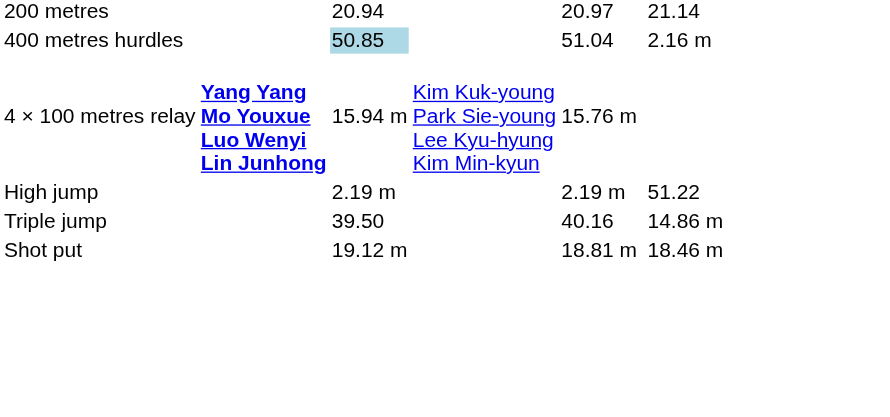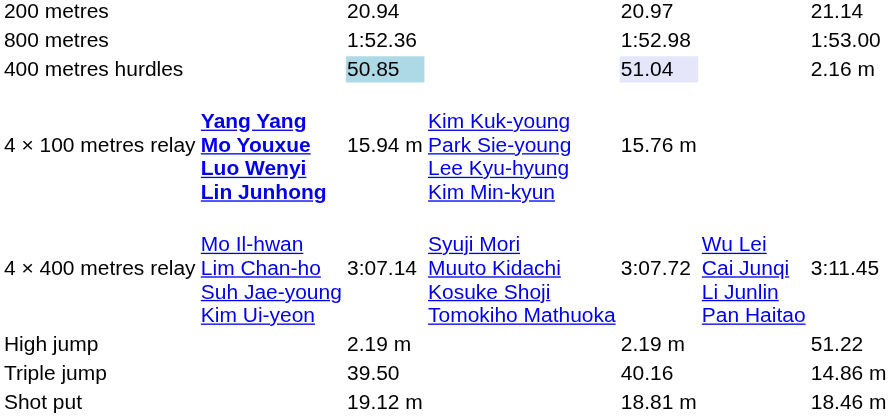+ row: (56, 40)
(588, 40) no background -> (647, 69) lavender background
+ row: (100, 268)
